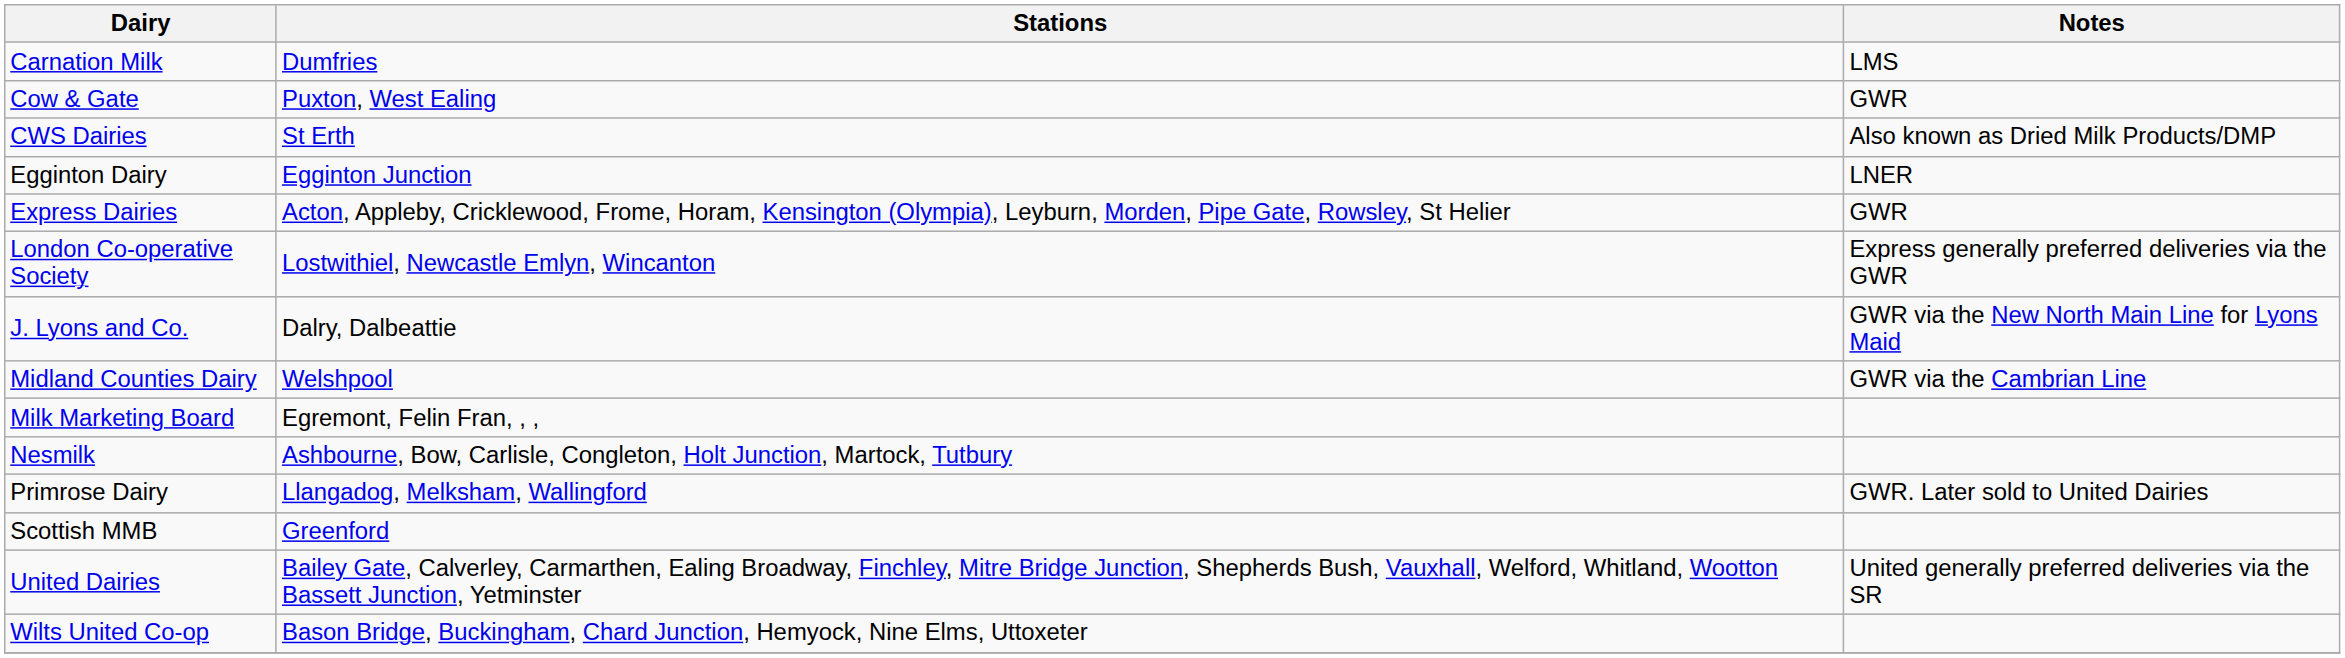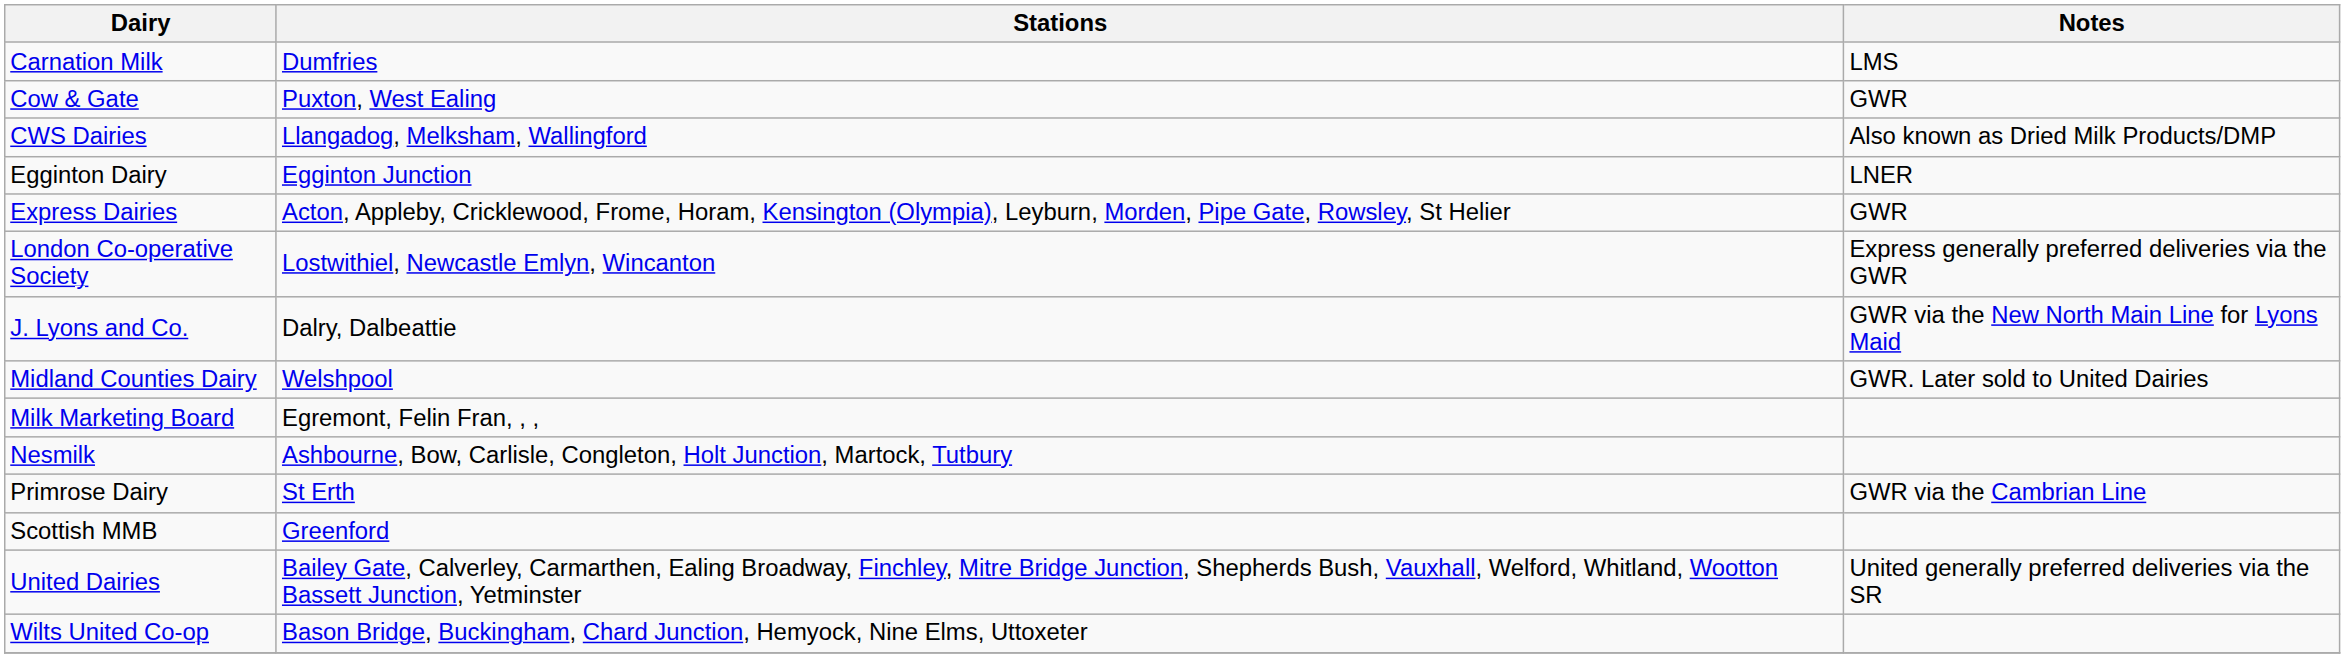(318, 136) St Erth -> (464, 136) Llangadog, Melksham, Wallingford
(1998, 379) GWR via the Cambrian Line -> (2029, 379) GWR. Later sold to United Dairies
(464, 492) Llangadog, Melksham, Wallingford -> (318, 492) St Erth
(2029, 492) GWR. Later sold to United Dairies -> (1998, 492) GWR via the Cambrian Line
